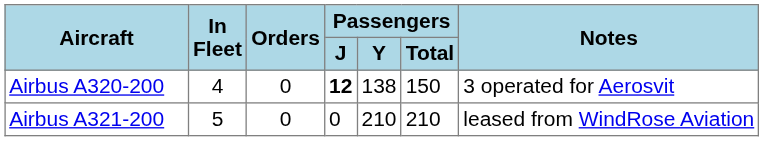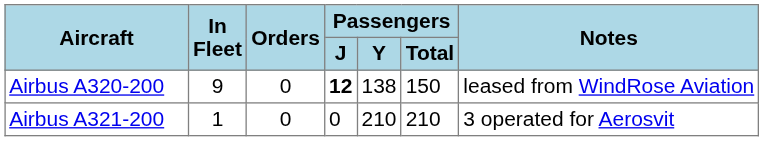(217, 86) 4 -> (217, 86) 9
(569, 86) 3 operated for Aerosvit -> (609, 86) leased from WindRose Aviation
(217, 119) 5 -> (217, 119) 1
(609, 119) leased from WindRose Aviation -> (569, 119) 3 operated for Aerosvit
